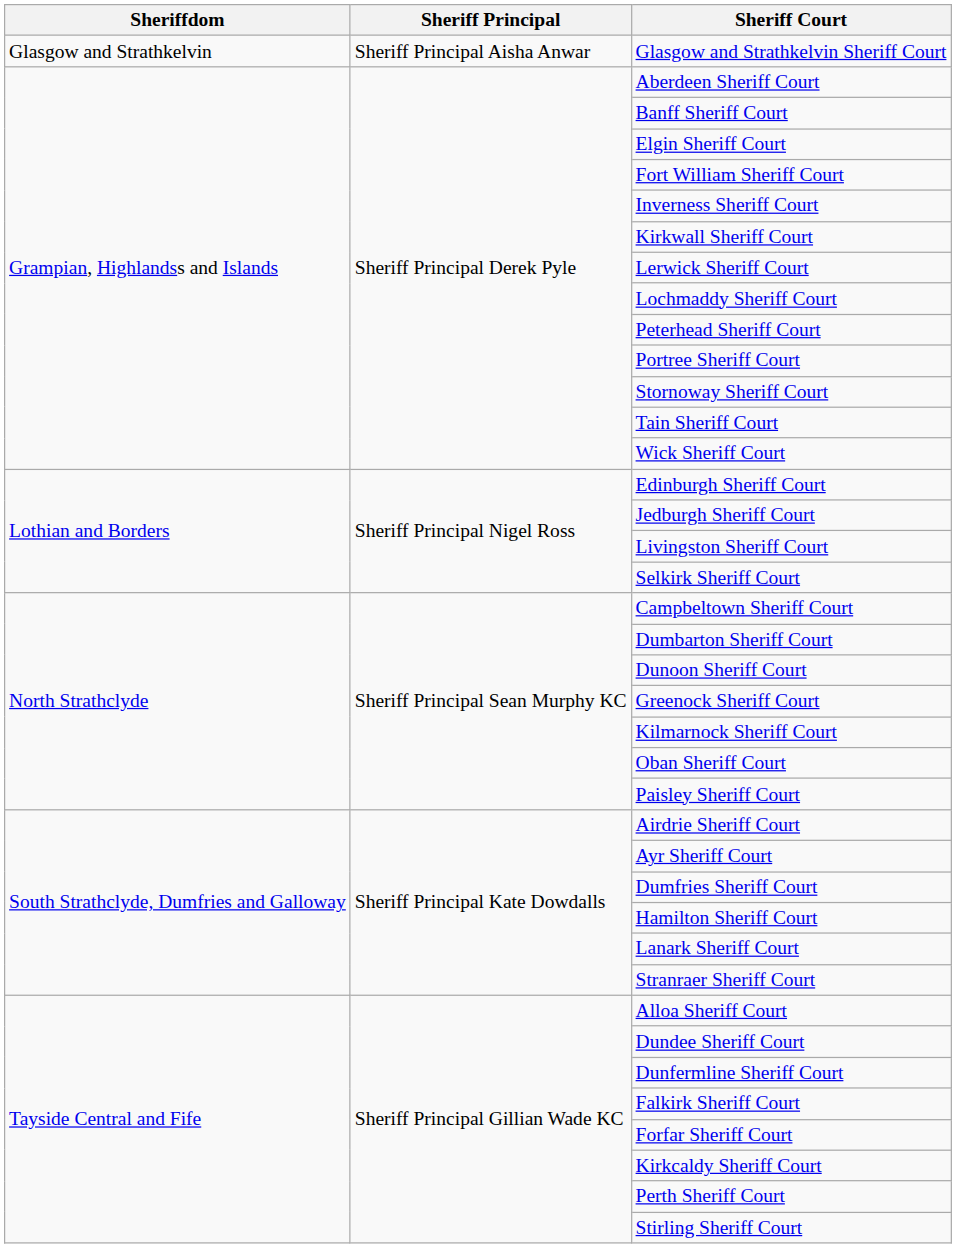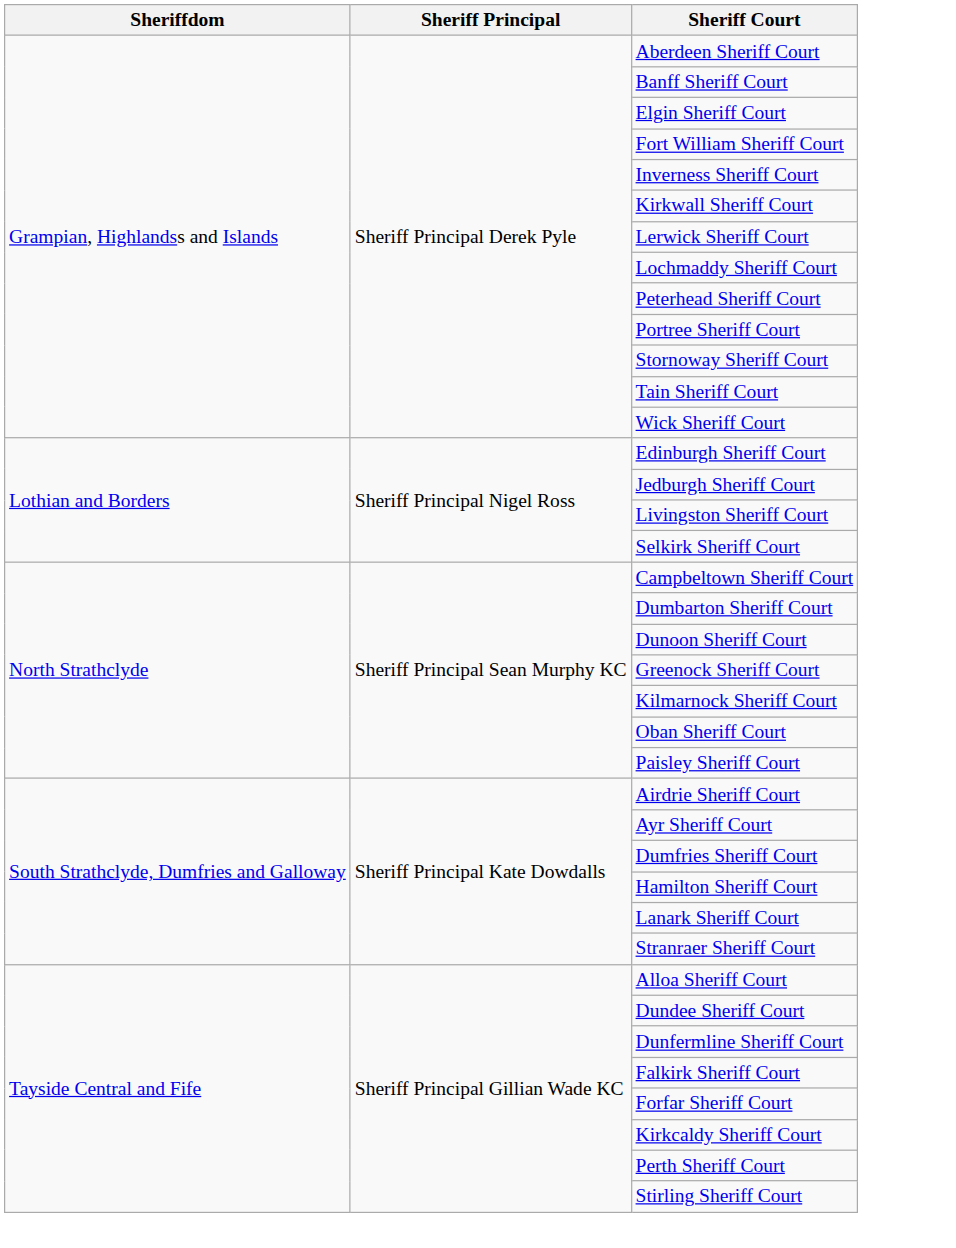- row: (791, 50)
